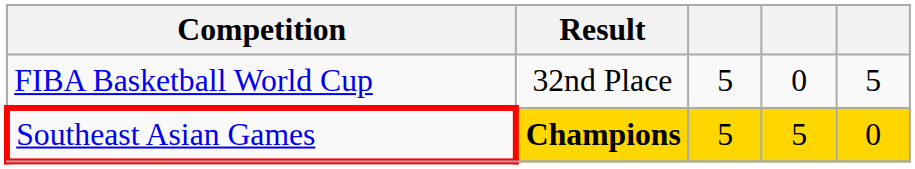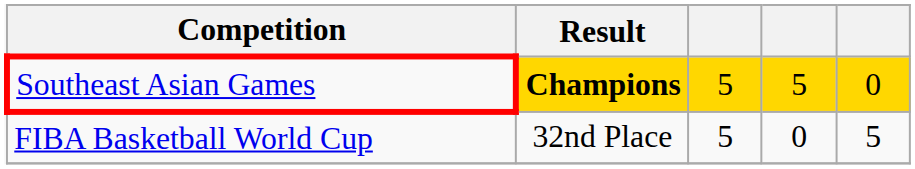rows swapped: (194, 79) <-> (166, 134)
